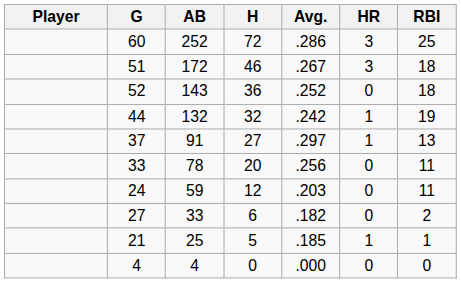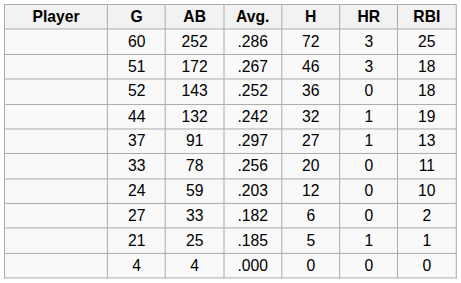columns swapped: (253, 16) <-> (311, 16)
(427, 191) 11 -> (427, 191) 10
